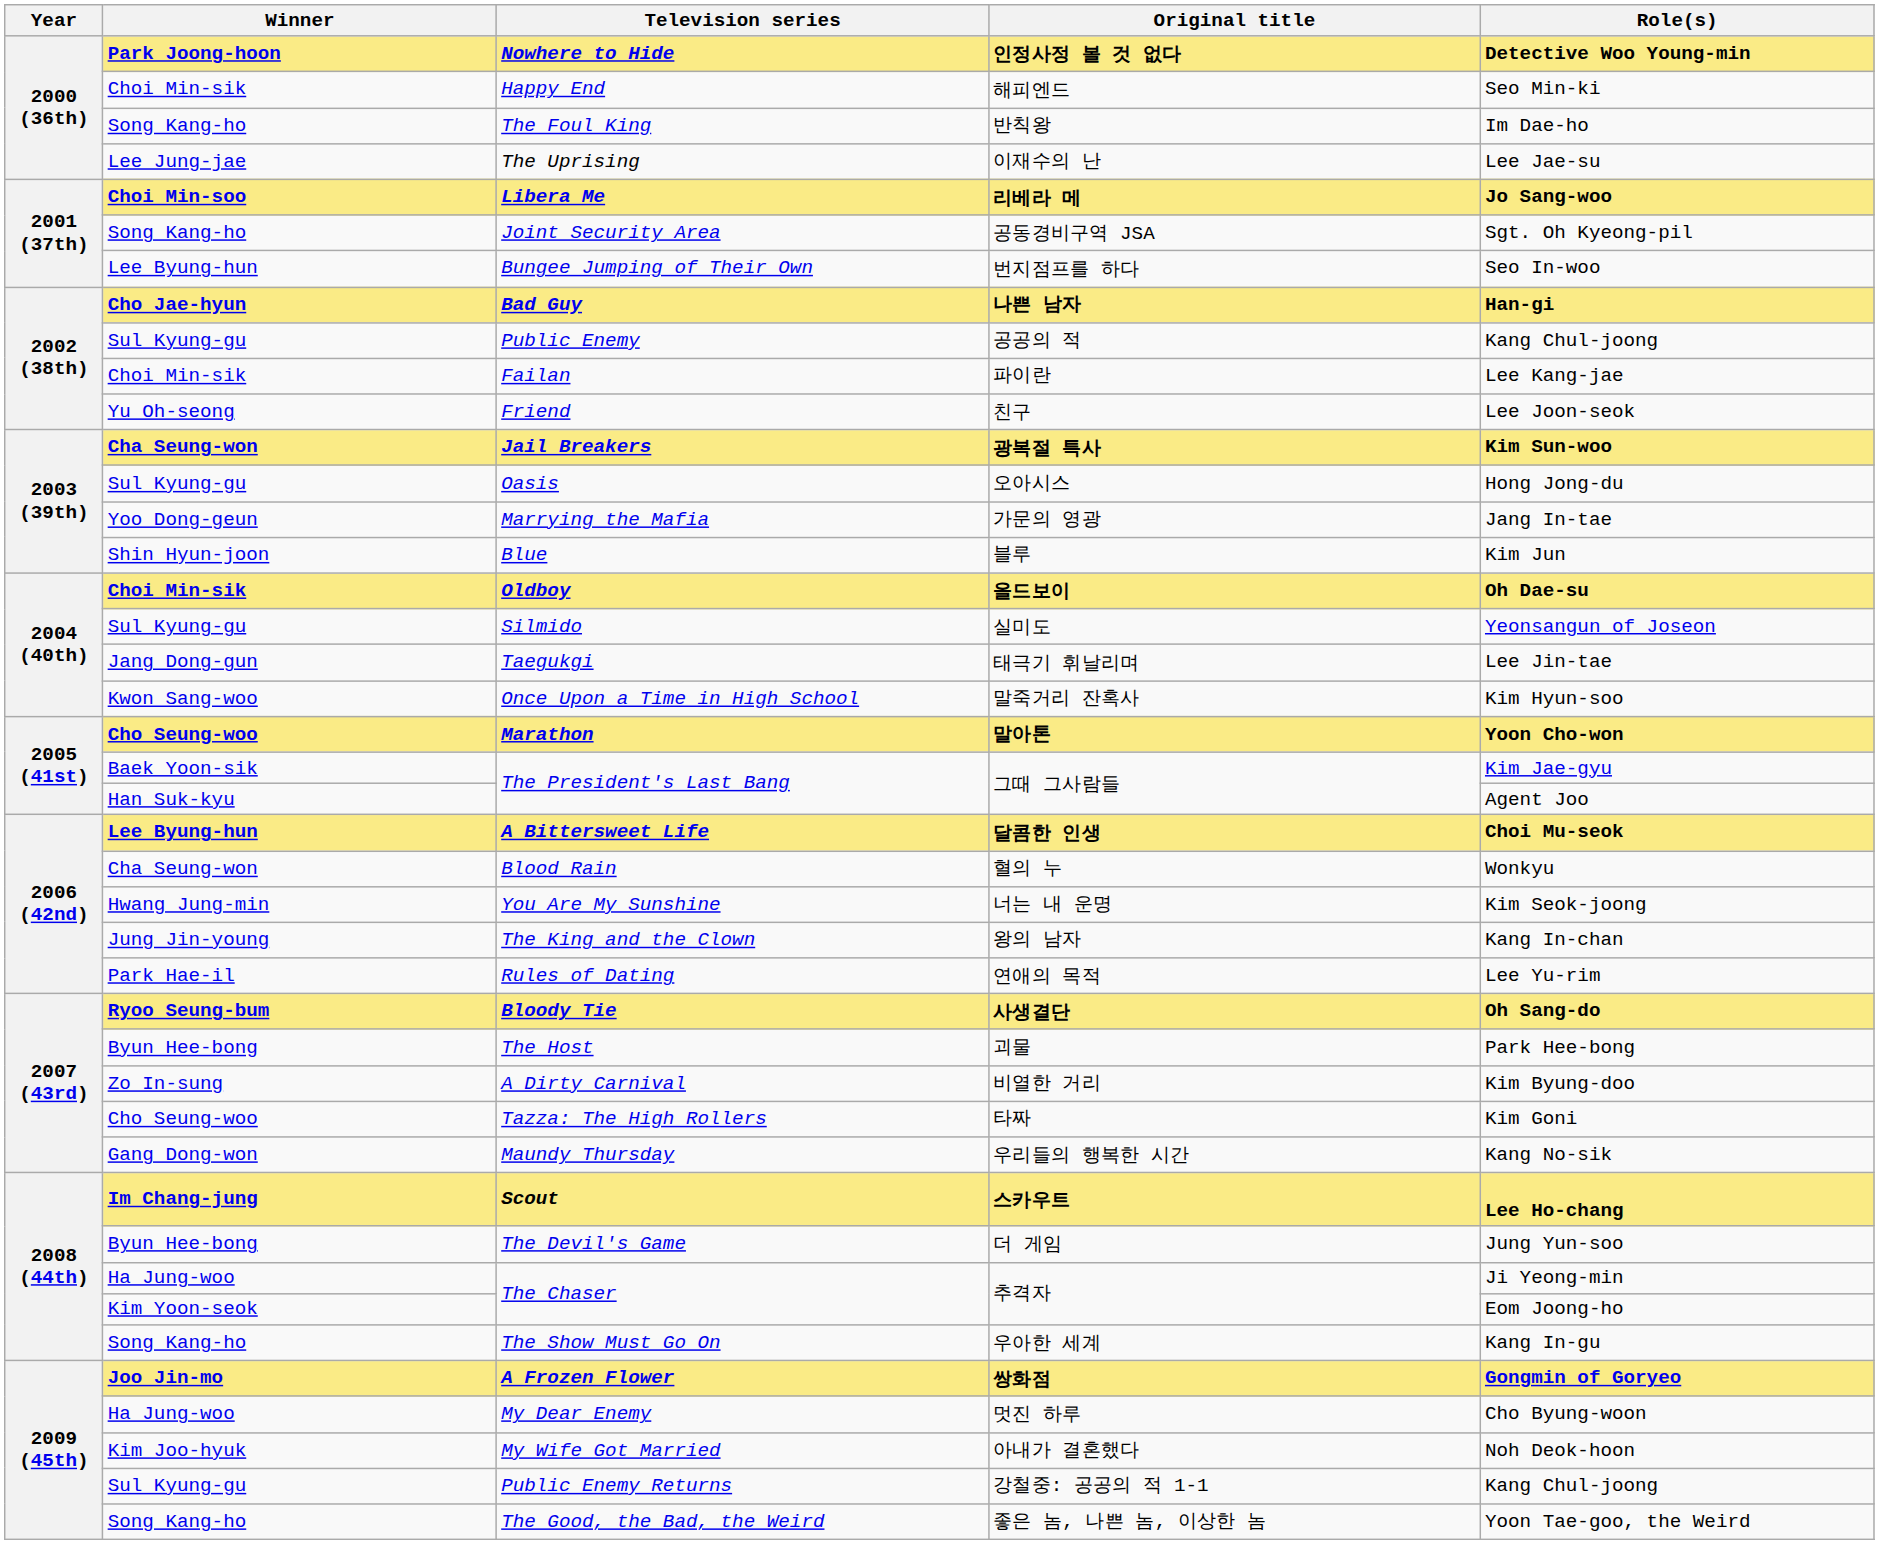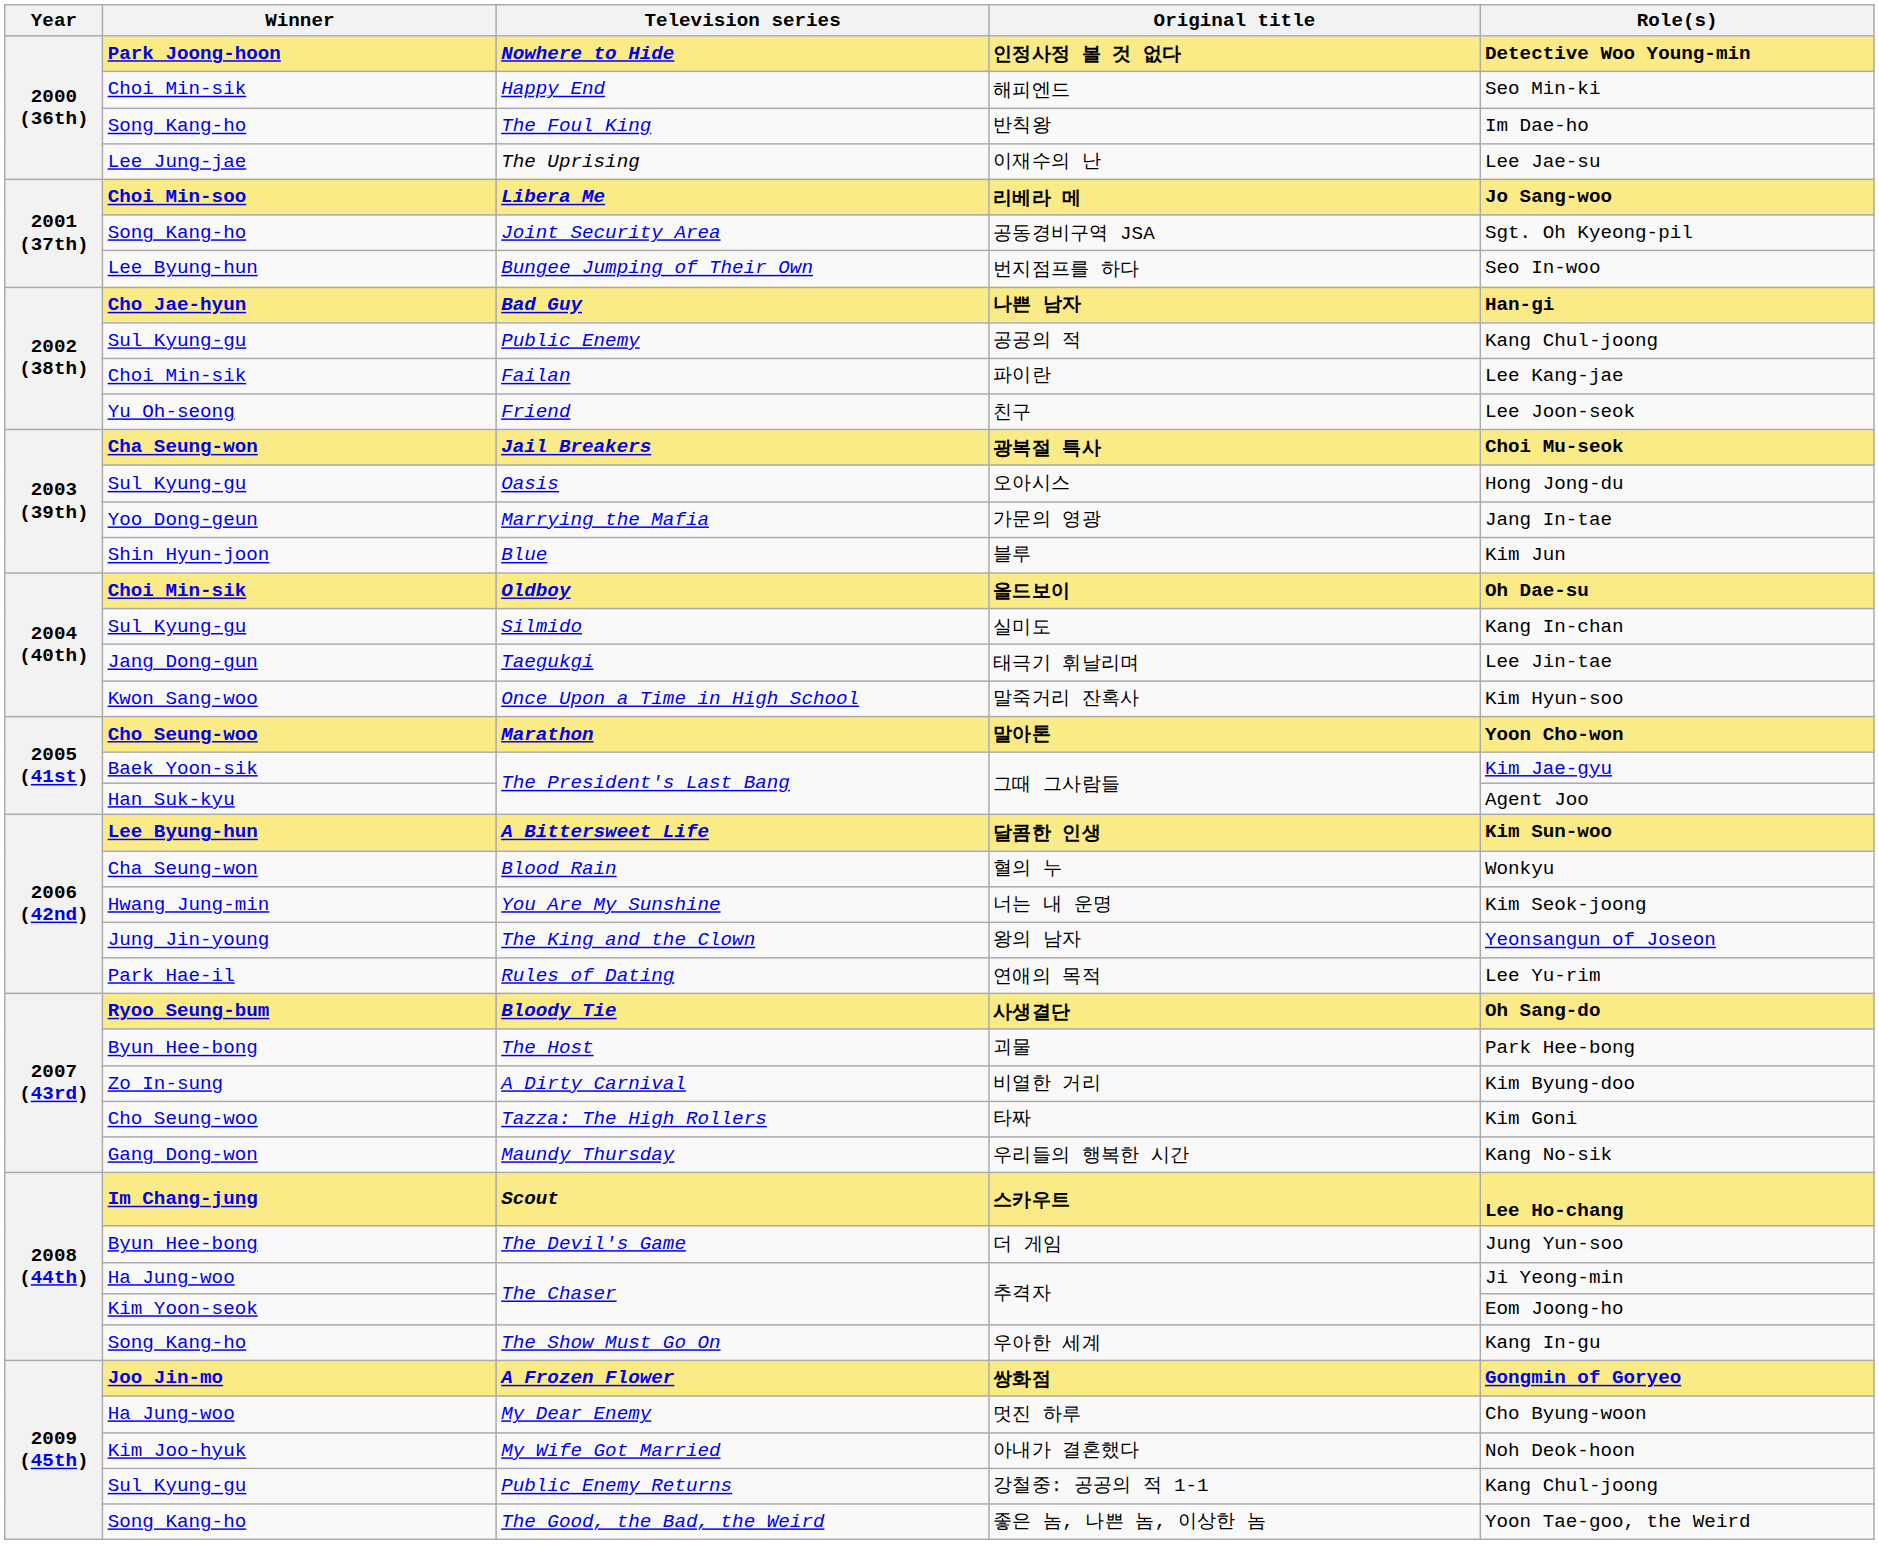(1548, 448) Kim Sun-woo -> (1554, 448) Choi Mu-seok
(1600, 627) Yeonsangun of Joseon -> (1554, 627) Kang In-chan
(1554, 833) Choi Mu-seok -> (1548, 833) Kim Sun-woo
(1554, 940) Kang In-chan -> (1600, 940) Yeonsangun of Joseon
